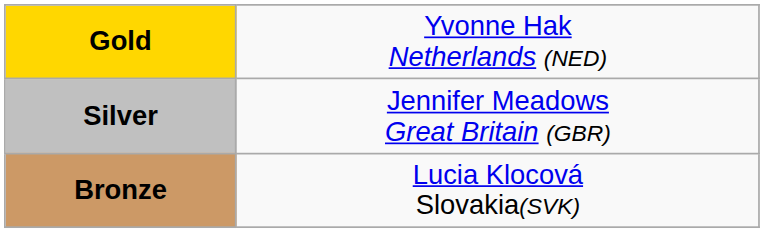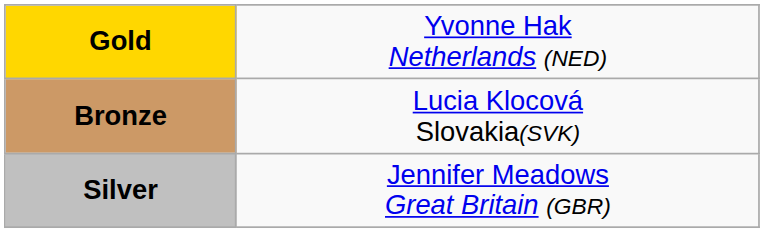rows swapped: (121, 115) <-> (121, 189)
